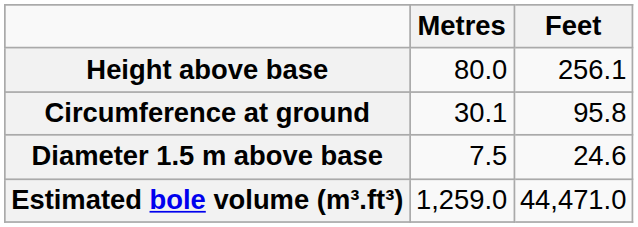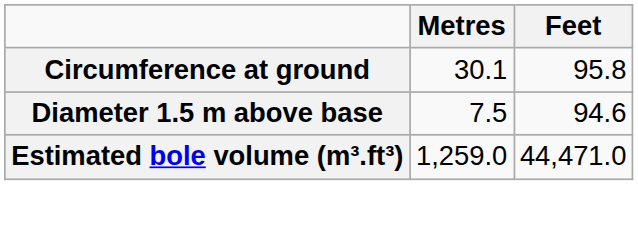- row: (207, 69)
(600, 156) 24.6 -> (600, 112) 94.6
